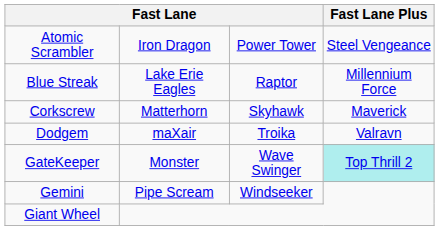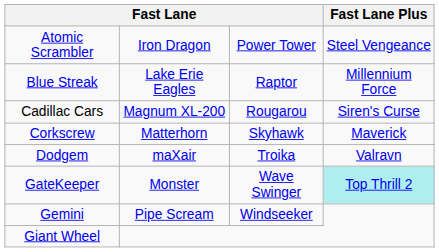+ row: (62, 111)
